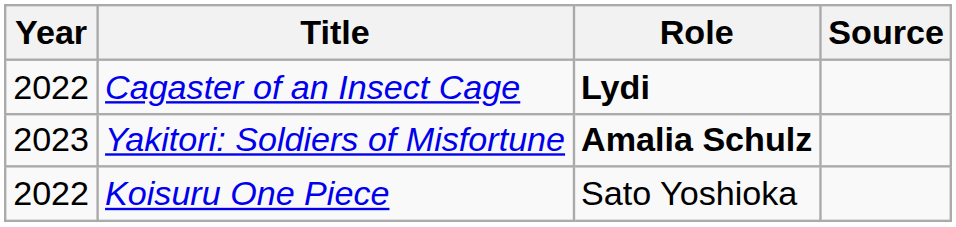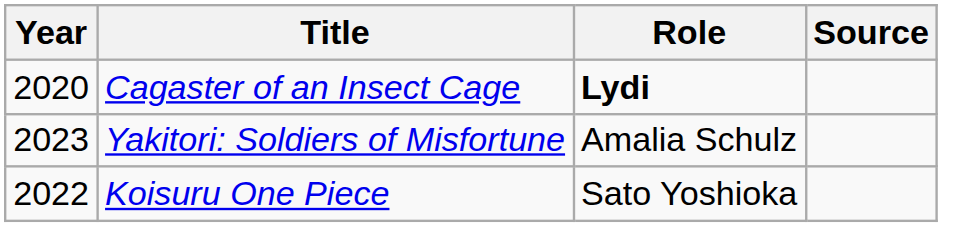(51, 86) 2022 -> (51, 86) 2020
(697, 140) bold -> (689, 140) normal
